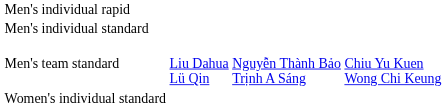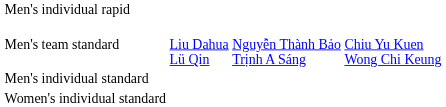rows swapped: (77, 28) <-> (62, 63)
